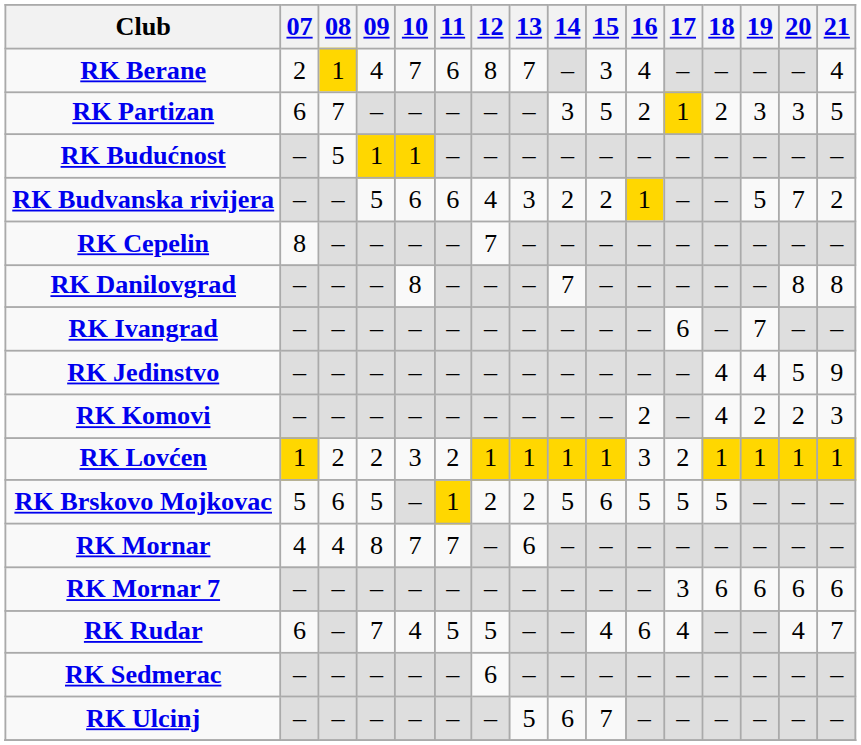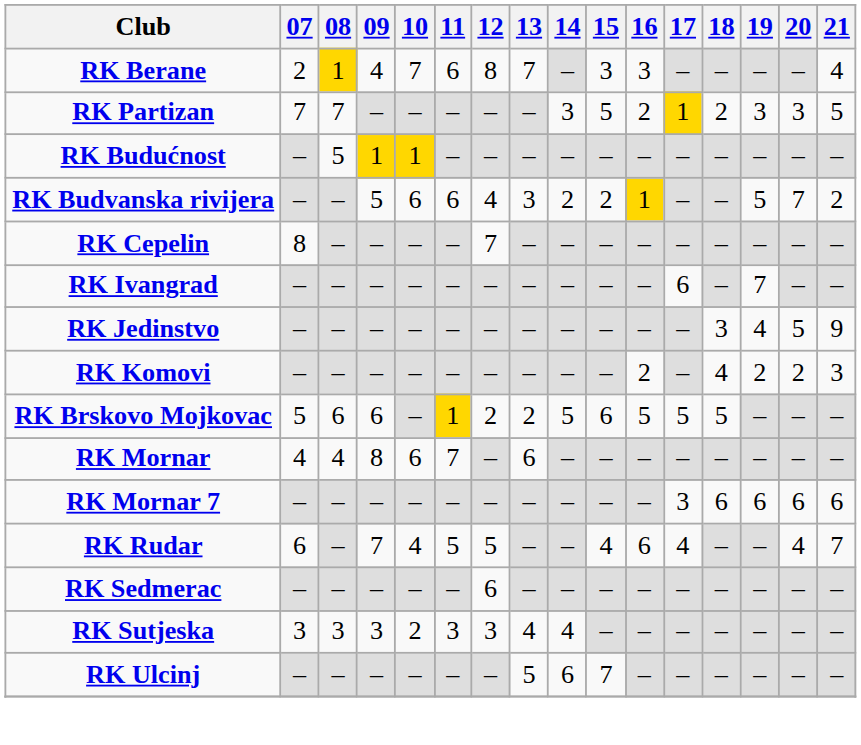(644, 69) 4 -> (644, 69) 3
(300, 112) 6 -> (300, 112) 7
- row: (143, 285)
(721, 372) 4 -> (721, 329) 3
- row: (143, 458)
(377, 501) 5 -> (377, 415) 6
(415, 545) 7 -> (415, 458) 6
+ row: (143, 631)
